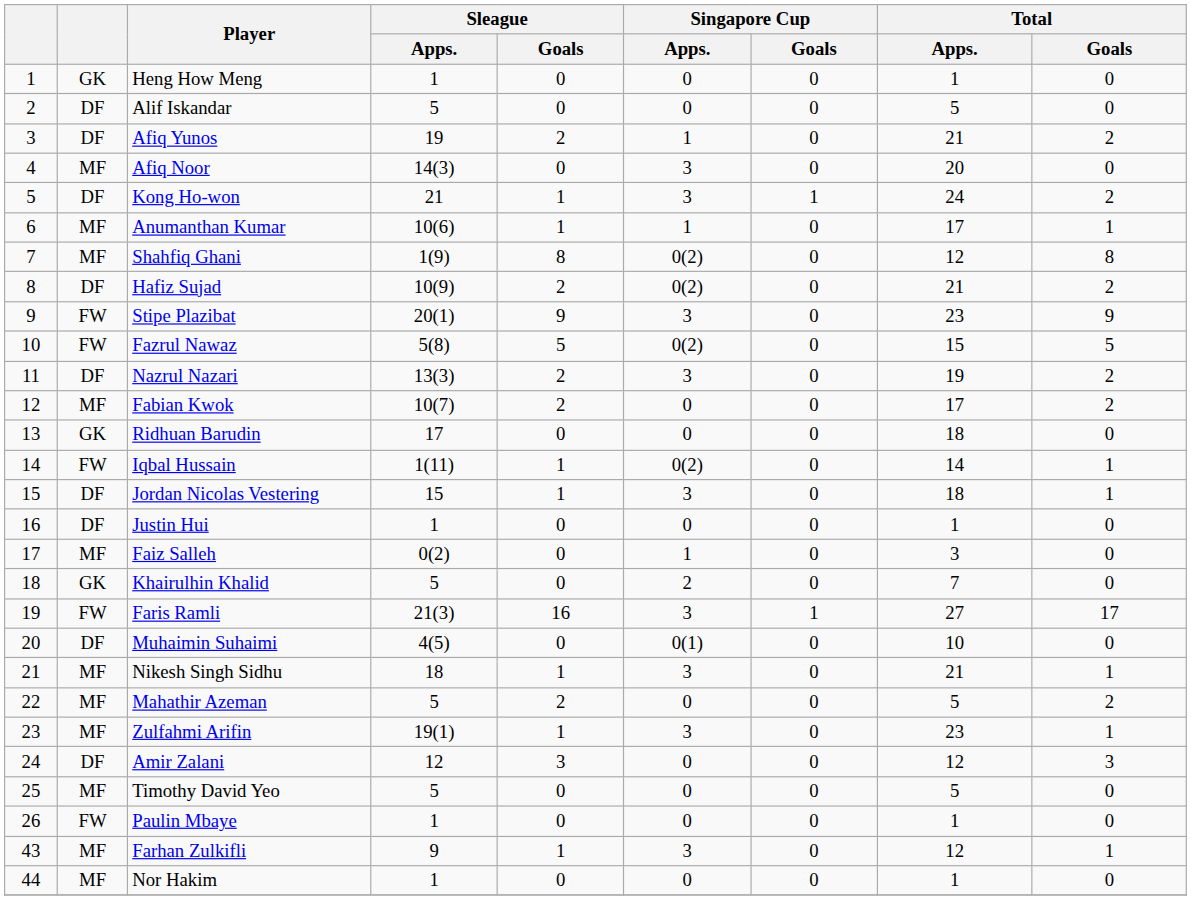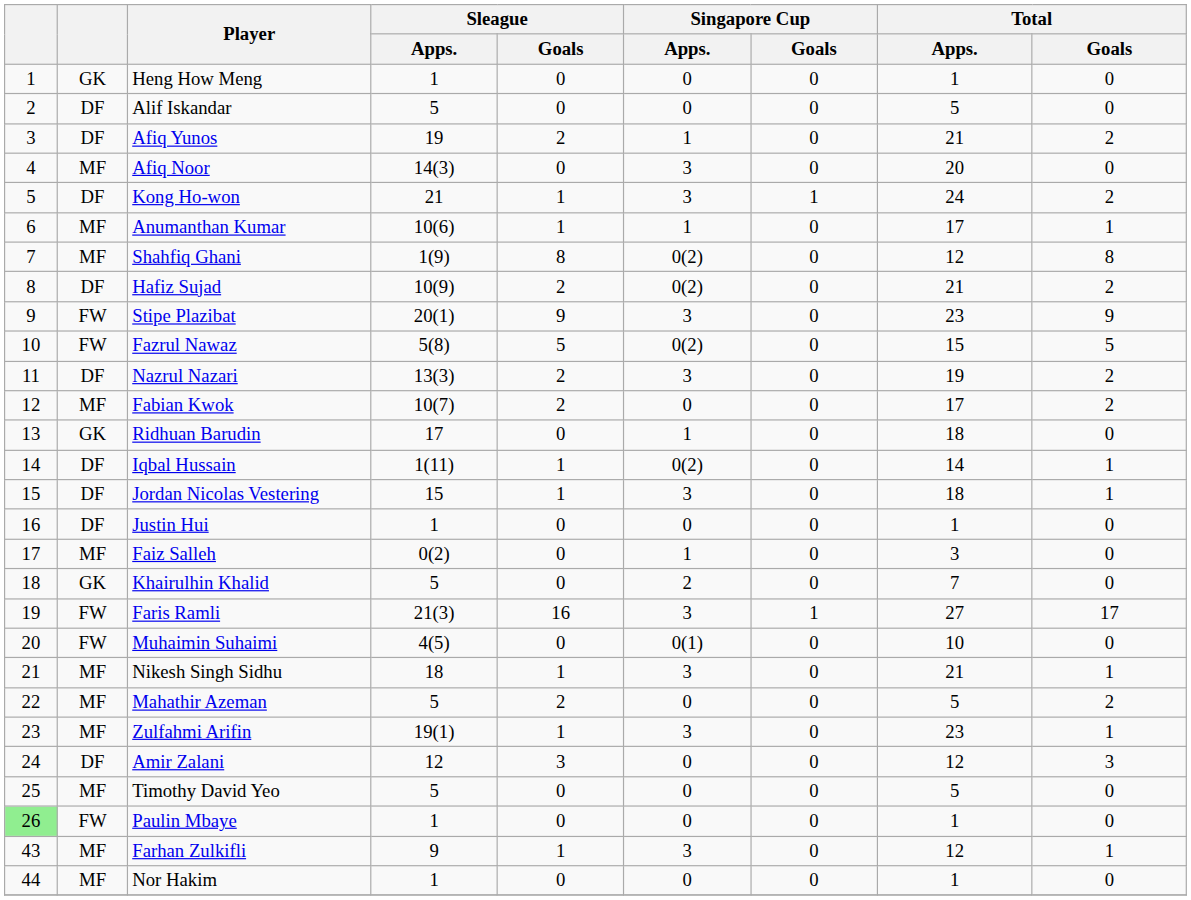(687, 434) 0 -> (687, 434) 1
(93, 464) FW -> (93, 464) DF
(93, 642) DF -> (93, 642) FW
(31, 820) no background -> (31, 820) lightgreen background
